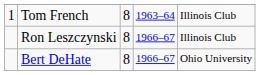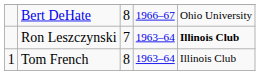rows swapped: (55, 15) <-> (56, 59)
(126, 37) 8 -> (126, 37) 7
(155, 37) 1966–67 -> (155, 37) 1963–64
(208, 37) normal -> (210, 37) bold
